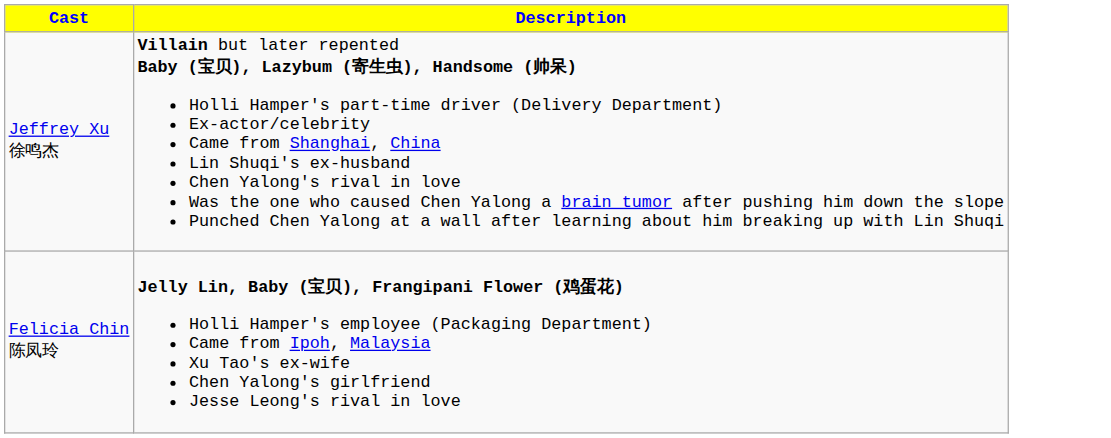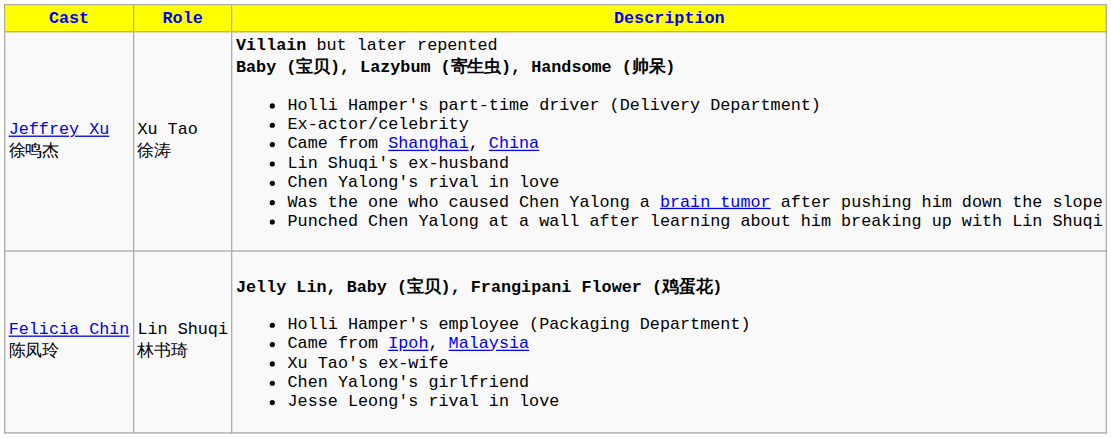+ column: (183, 18)
